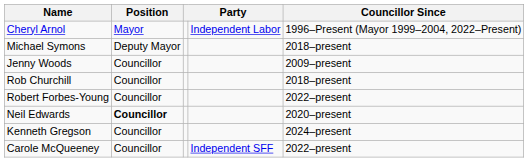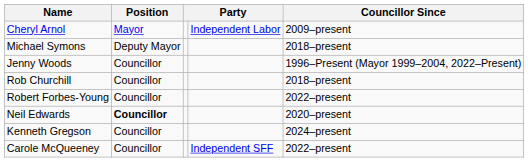(403, 30) 1996–Present (Mayor 1999–2004, 2022–Present) -> (318, 30) 2009–present
(318, 64) 2009–present -> (403, 64) 1996–Present (Mayor 1999–2004, 2022–Present)
